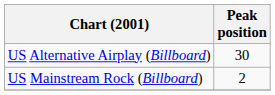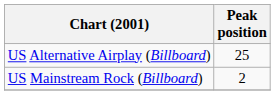(242, 55) 30 -> (242, 55) 25
